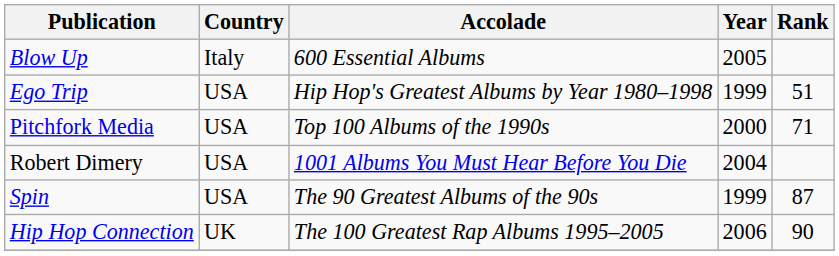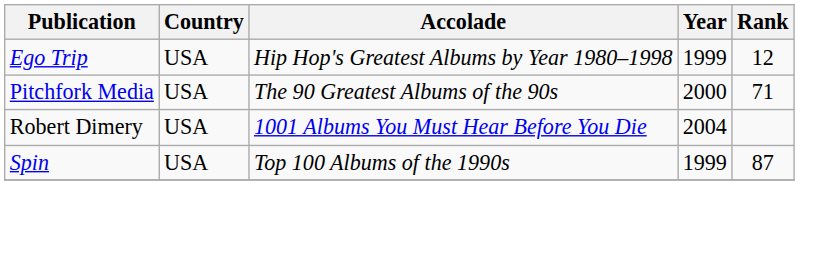- row: (49, 57)
(803, 92) 51 -> (763, 57) 12
(422, 127) Top 100 Albums of the 1990s -> (406, 92) The 90 Greatest Albums of the 90s
(446, 197) The 90 Greatest Albums of the 90s -> (382, 162) Top 100 Albums of the 1990s
- row: (102, 232)
